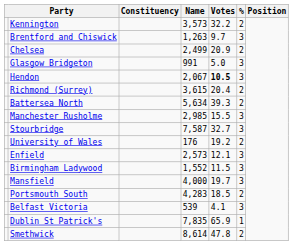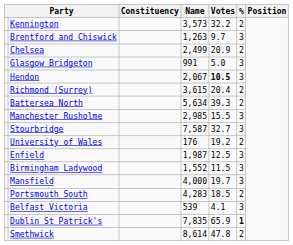(195, 155) 2,573 -> (195, 155) 1,987
(221, 155) 12.1 -> (221, 155) 12.5
(241, 221) normal -> (241, 221) bold
